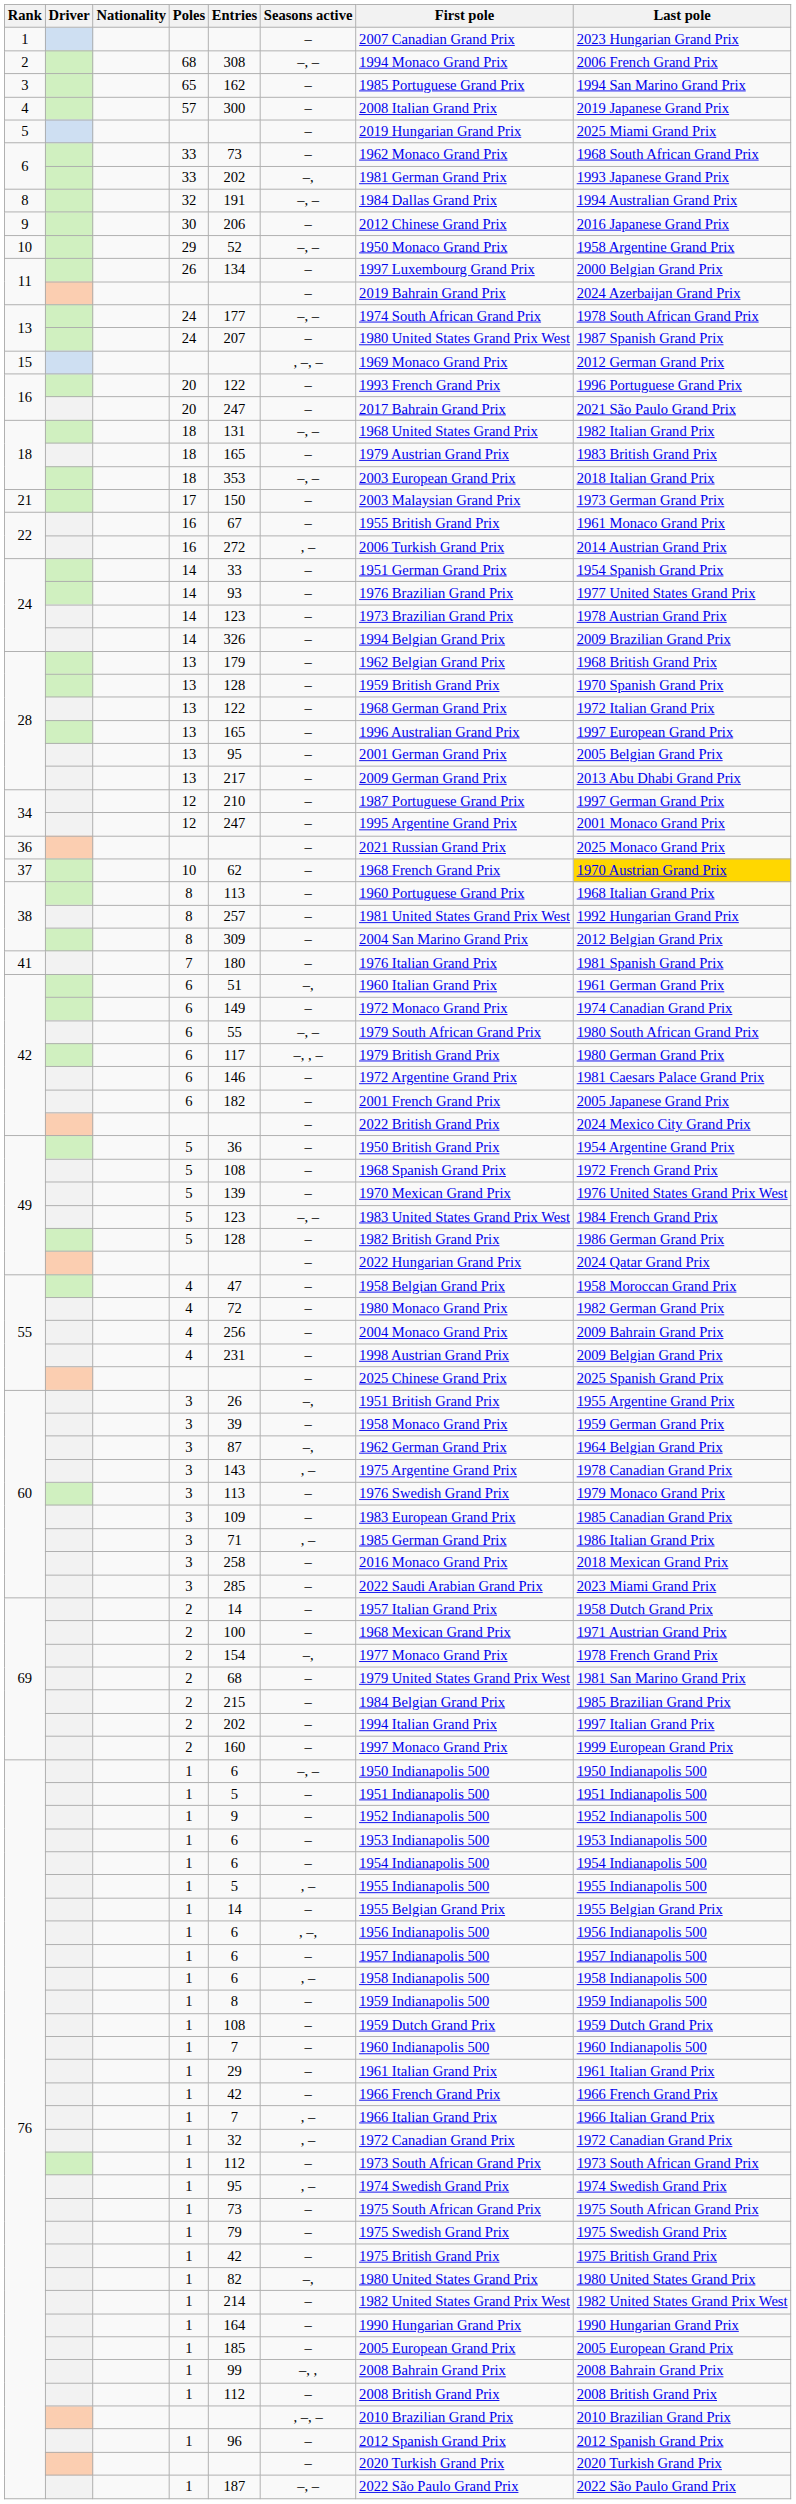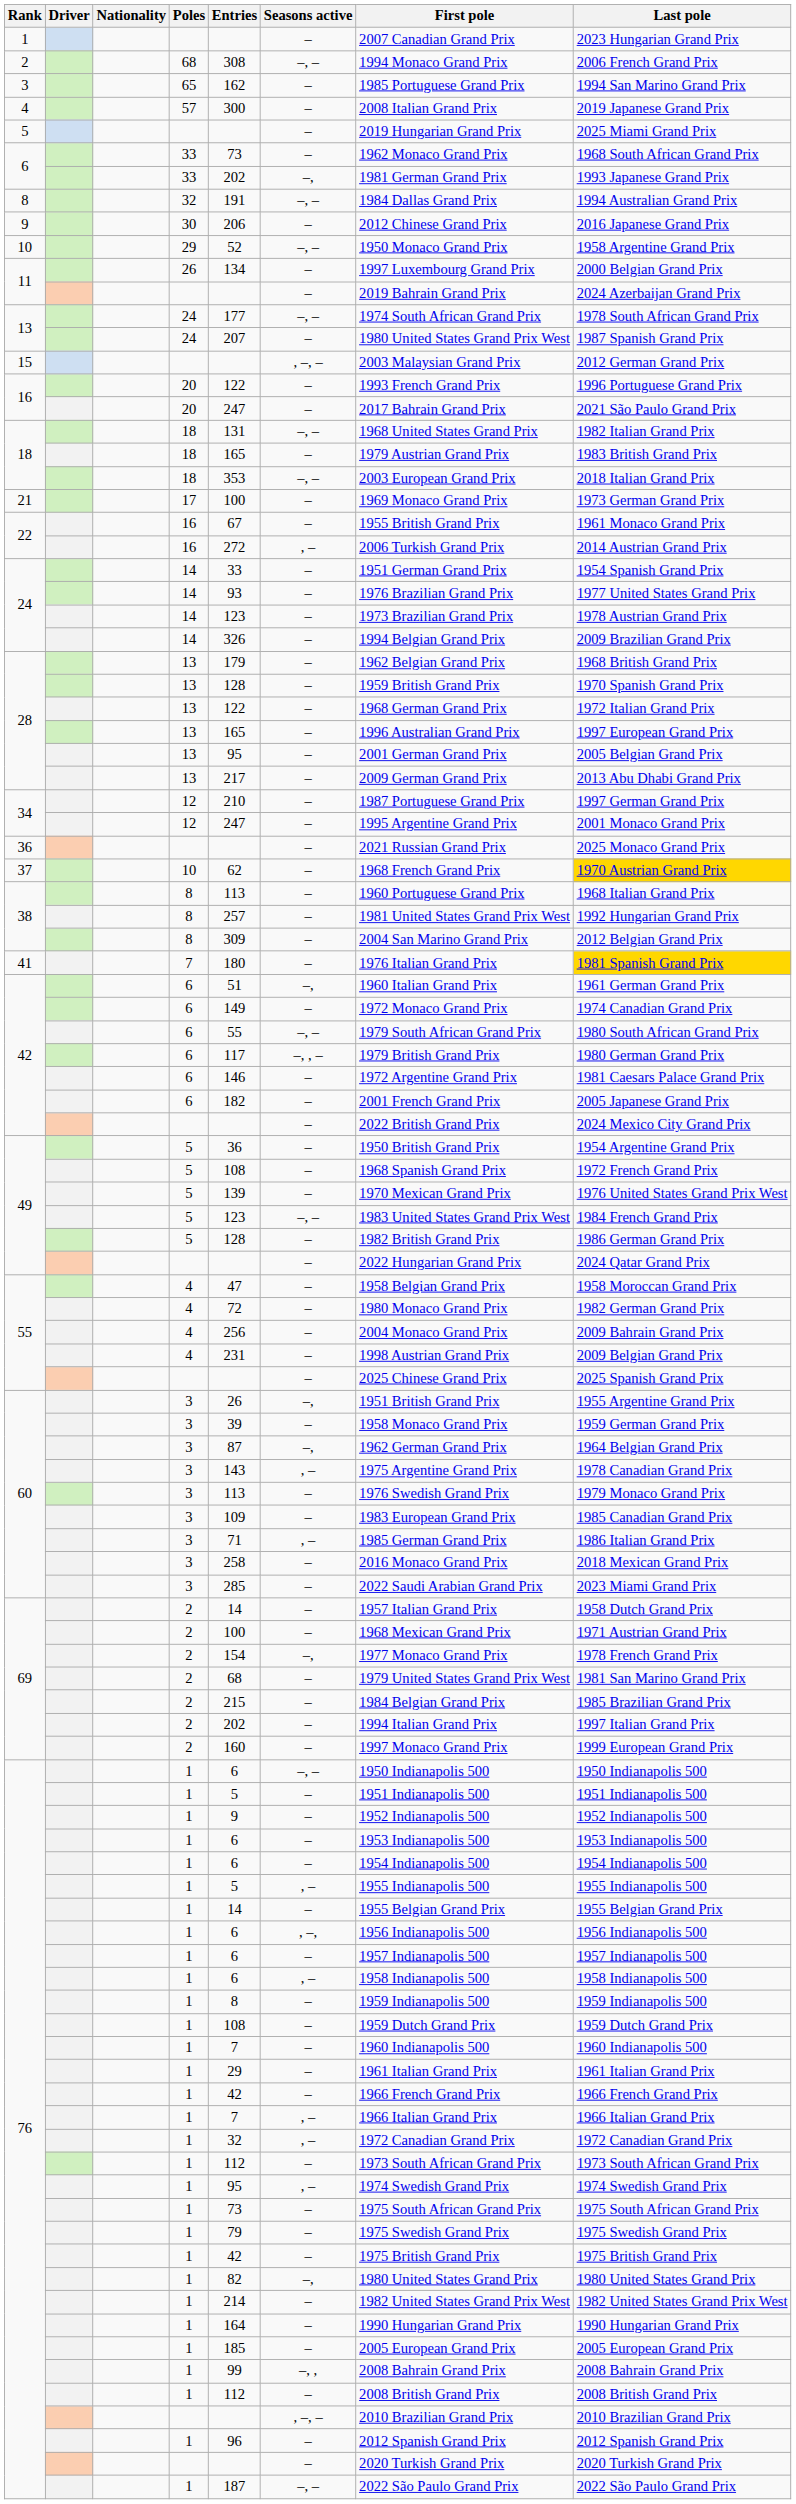(433, 362) 1969 Monaco Grand Prix -> (440, 362) 2003 Malaysian Grand Prix
(234, 500) 150 -> (234, 500) 100
(440, 500) 2003 Malaysian Grand Prix -> (433, 500) 1969 Monaco Grand Prix
(650, 962) no background -> (650, 962) gold background
